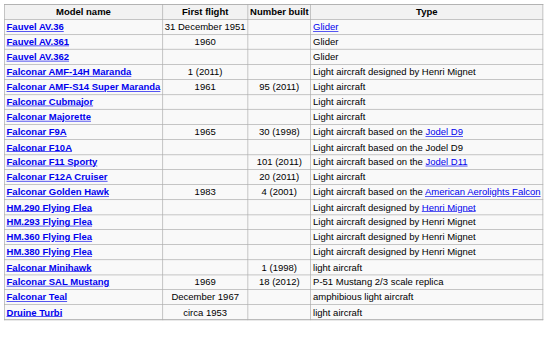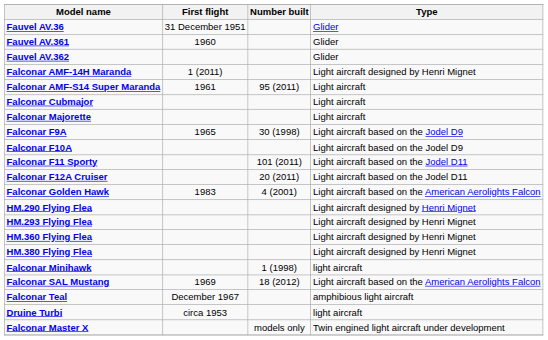(339, 177) Light aircraft -> (390, 177) Light aircraft based on the Jodel D11
(378, 282) P-51 Mustang 2/3 scale replica -> (427, 282) Light aircraft based on the American Aerolights Falcon
+ row: (47, 328)
